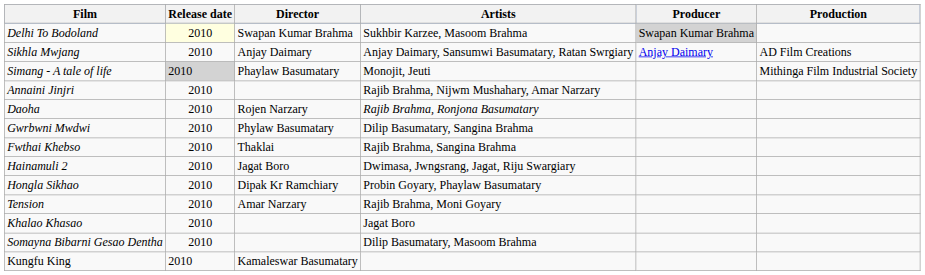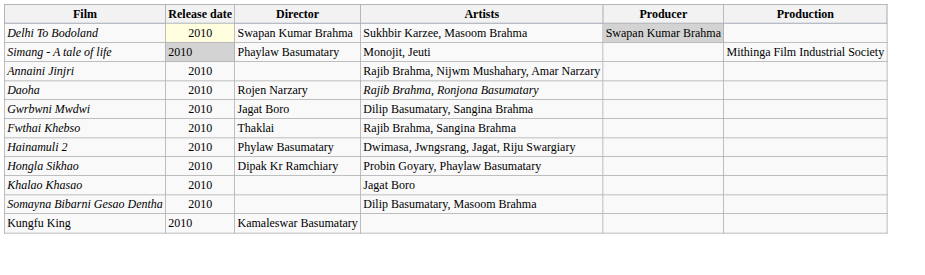- row: (43, 52)
(286, 128) Phylaw Basumatary -> (263, 109) Jagat Boro
(263, 166) Jagat Boro -> (286, 147) Phylaw Basumatary
- row: (26, 204)
